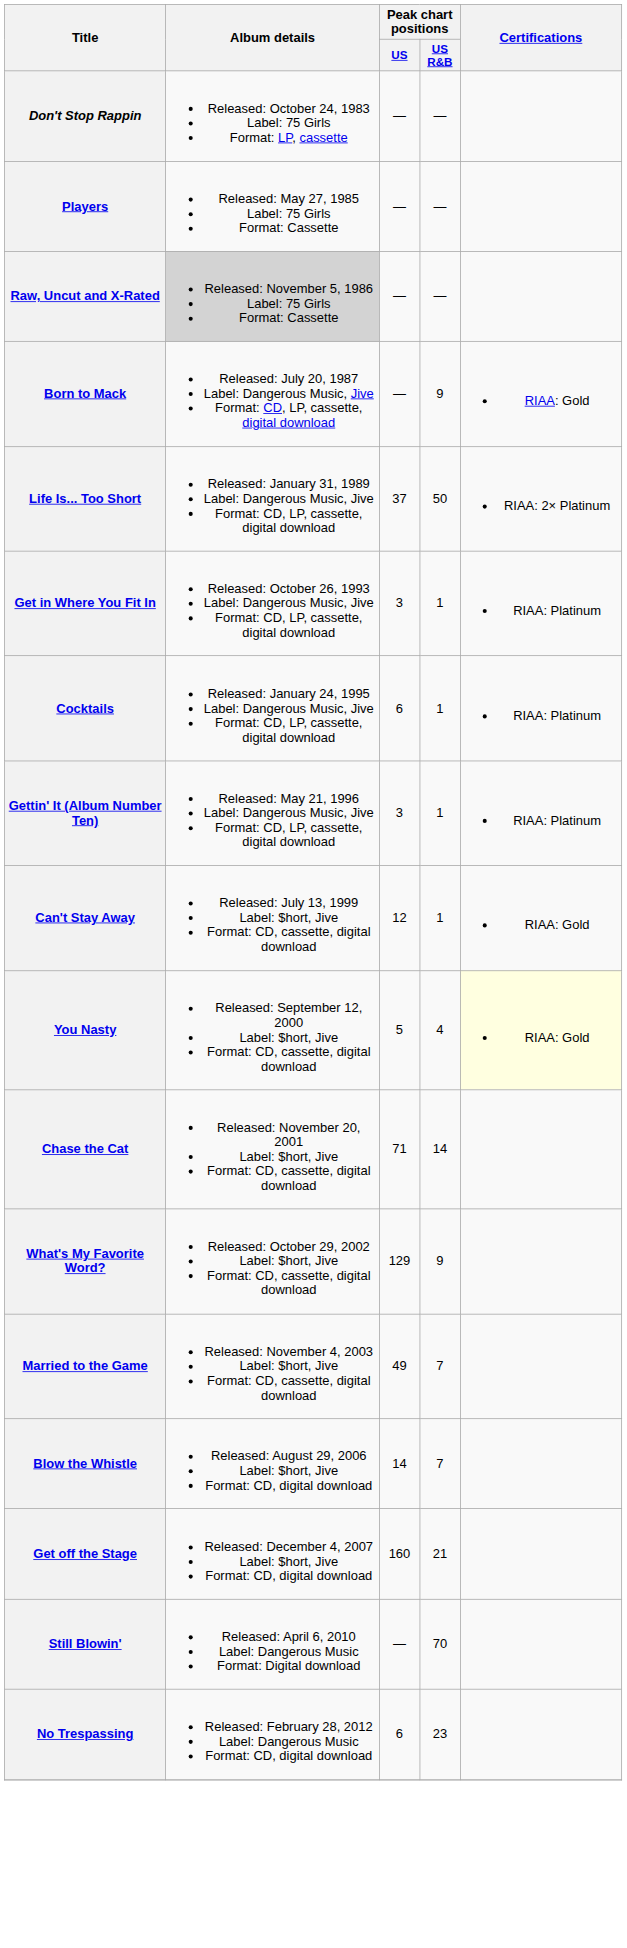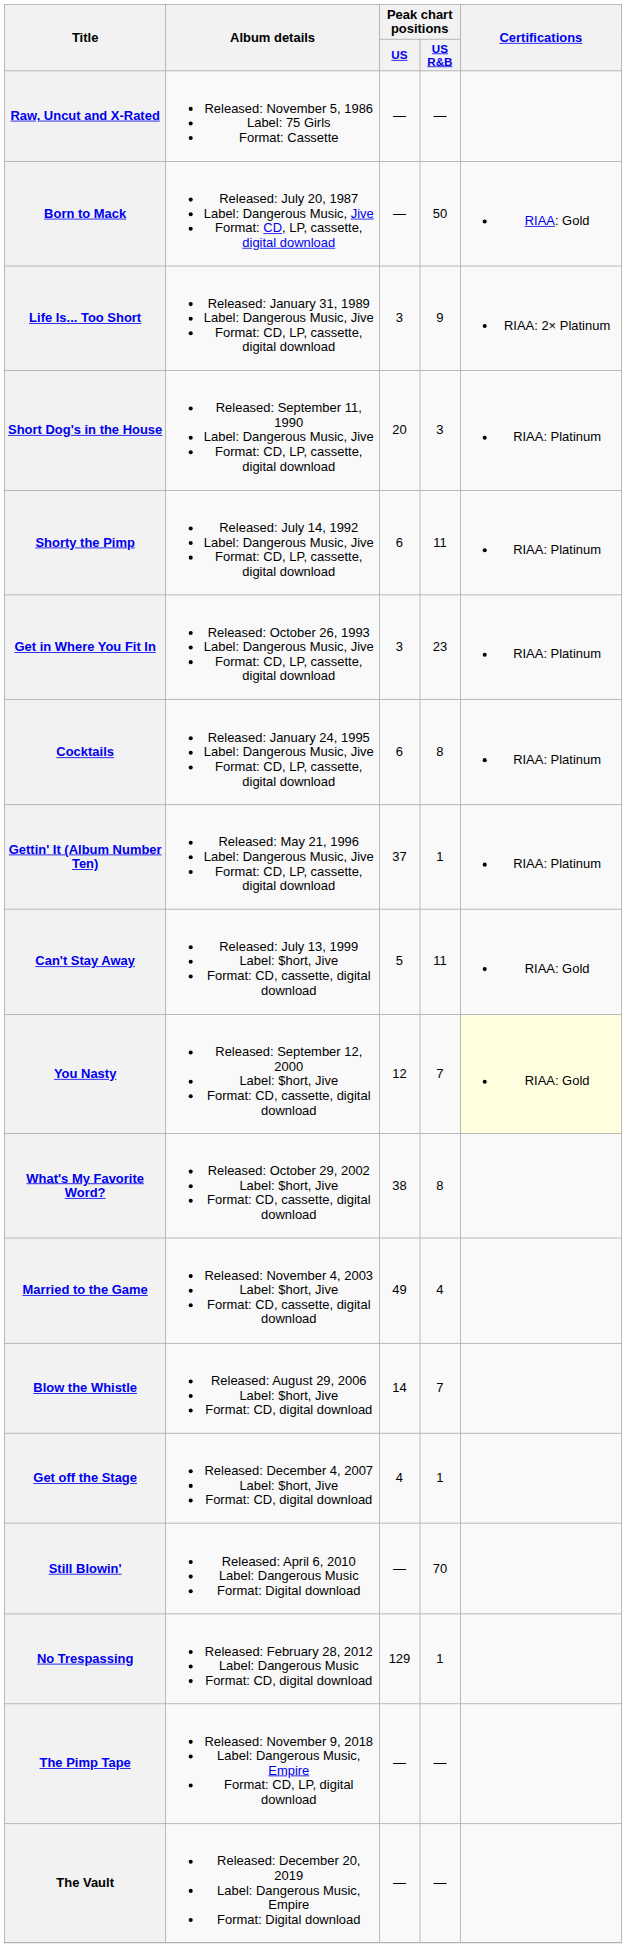- row: (85, 116)
- row: (85, 206)
(273, 304) lightgrey background -> (273, 123) no background
(440, 394) 9 -> (440, 213) 50
(399, 498) 37 -> (399, 318) 3
(440, 498) 50 -> (440, 318) 9
+ row: (85, 430)
+ row: (85, 542)
(440, 603) 1 -> (440, 647) 23
(440, 708) 1 -> (440, 752) 8
(399, 813) 3 -> (399, 856) 37
(399, 918) 12 -> (399, 961) 5
(440, 918) 1 -> (440, 961) 11
(399, 1030) 5 -> (399, 1073) 12
(440, 1030) 4 -> (440, 1073) 7
- row: (85, 1149)
(399, 1261) 129 -> (399, 1185) 38
(440, 1261) 9 -> (440, 1185) 8
(440, 1366) 7 -> (440, 1290) 4
(399, 1554) 160 -> (399, 1478) 4
(440, 1554) 21 -> (440, 1478) 1
(399, 1734) 6 -> (399, 1658) 129
(440, 1734) 23 -> (440, 1658) 1
+ row: (85, 1763)
+ row: (85, 1883)
